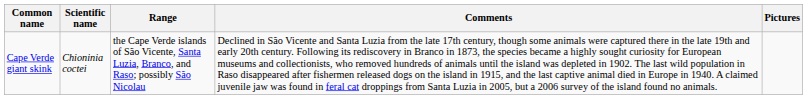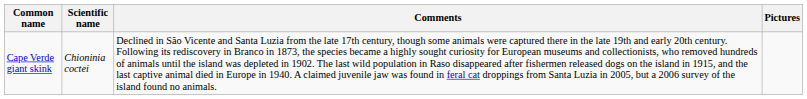- column: (163, 18)
